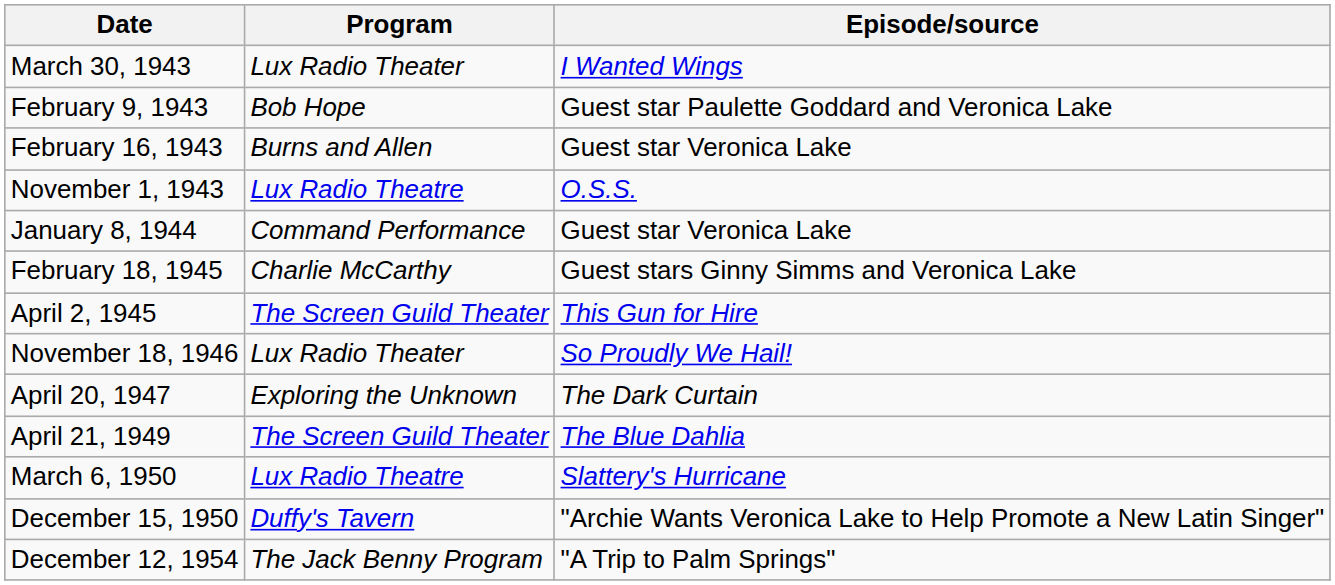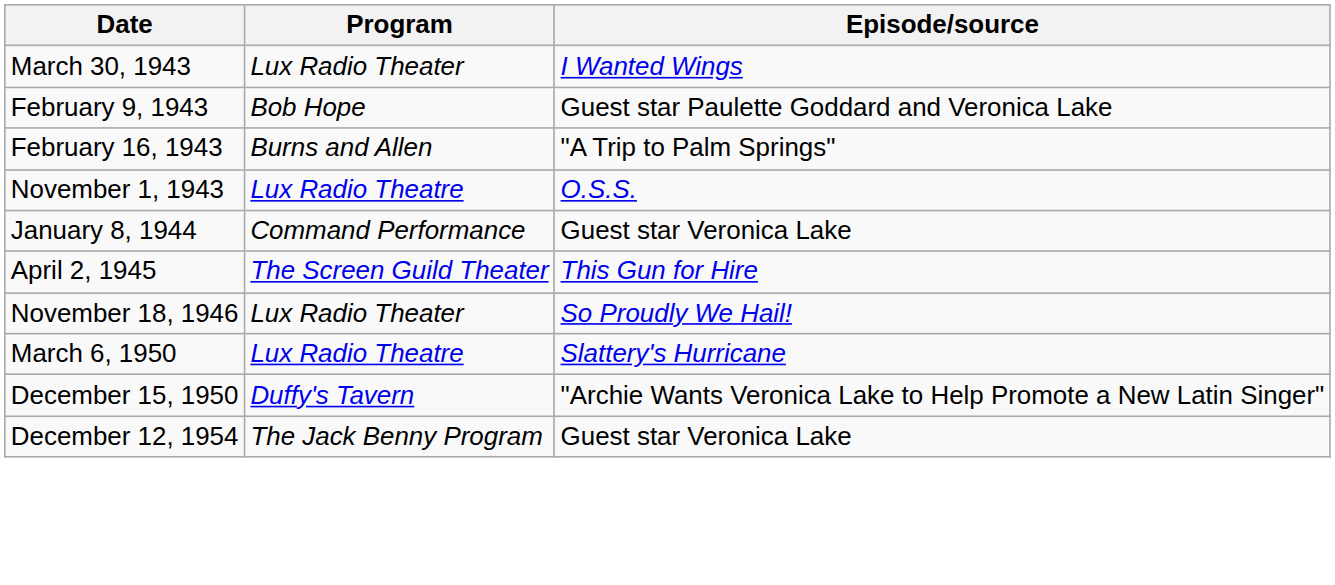(706, 148) Guest star Veronica Lake -> (698, 148) "A Trip to Palm Springs"
- row: (117, 271)
- row: (91, 395)
- row: (91, 436)
(698, 559) "A Trip to Palm Springs" -> (706, 436) Guest star Veronica Lake
